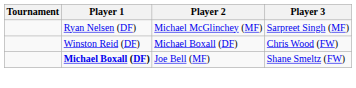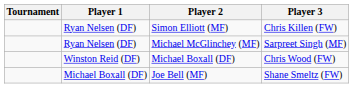+ row: (190, 28)
(107, 59) bold -> (105, 75) normal
